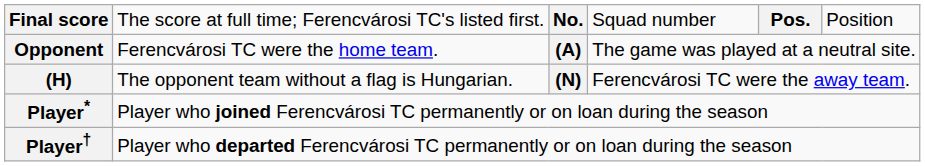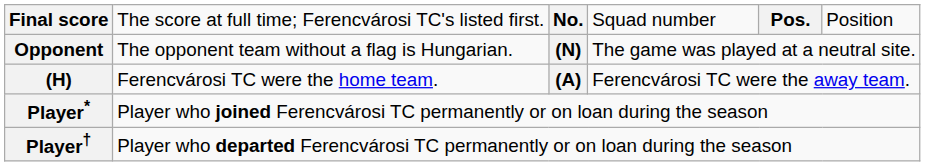(278, 50) Ferencvárosi TC were the home team. -> (315, 50) The opponent team without a flag is Hungarian.
(568, 50) (A) -> (568, 50) (N)
(315, 79) The opponent team without a flag is Hungarian. -> (278, 79) Ferencvárosi TC were the home team.
(568, 79) (N) -> (568, 79) (A)
